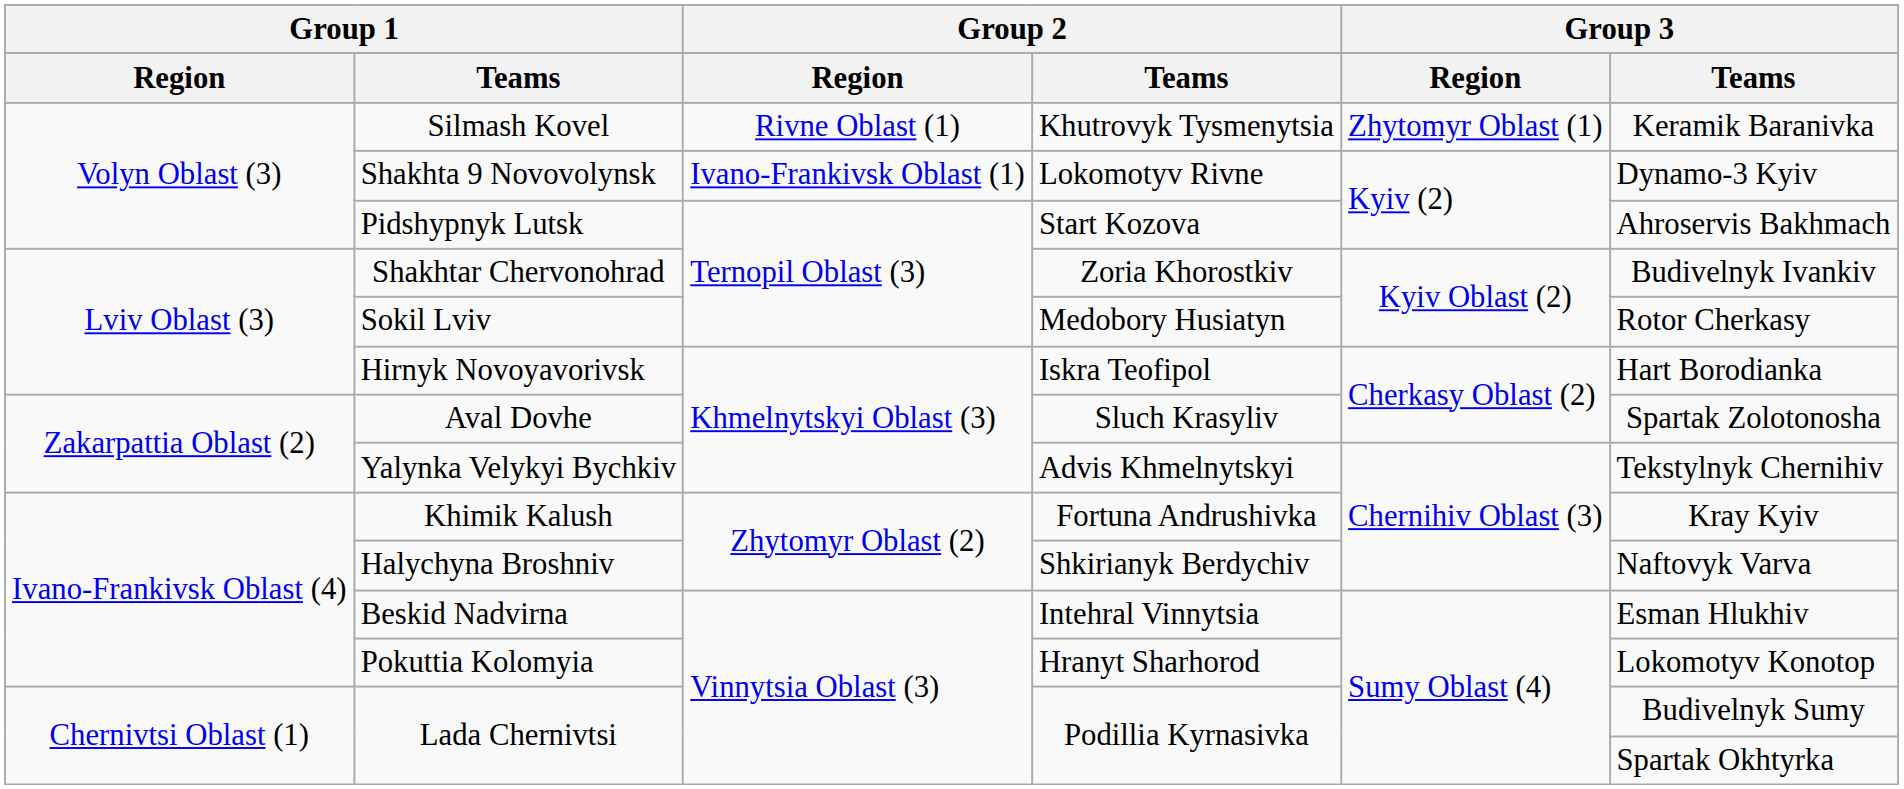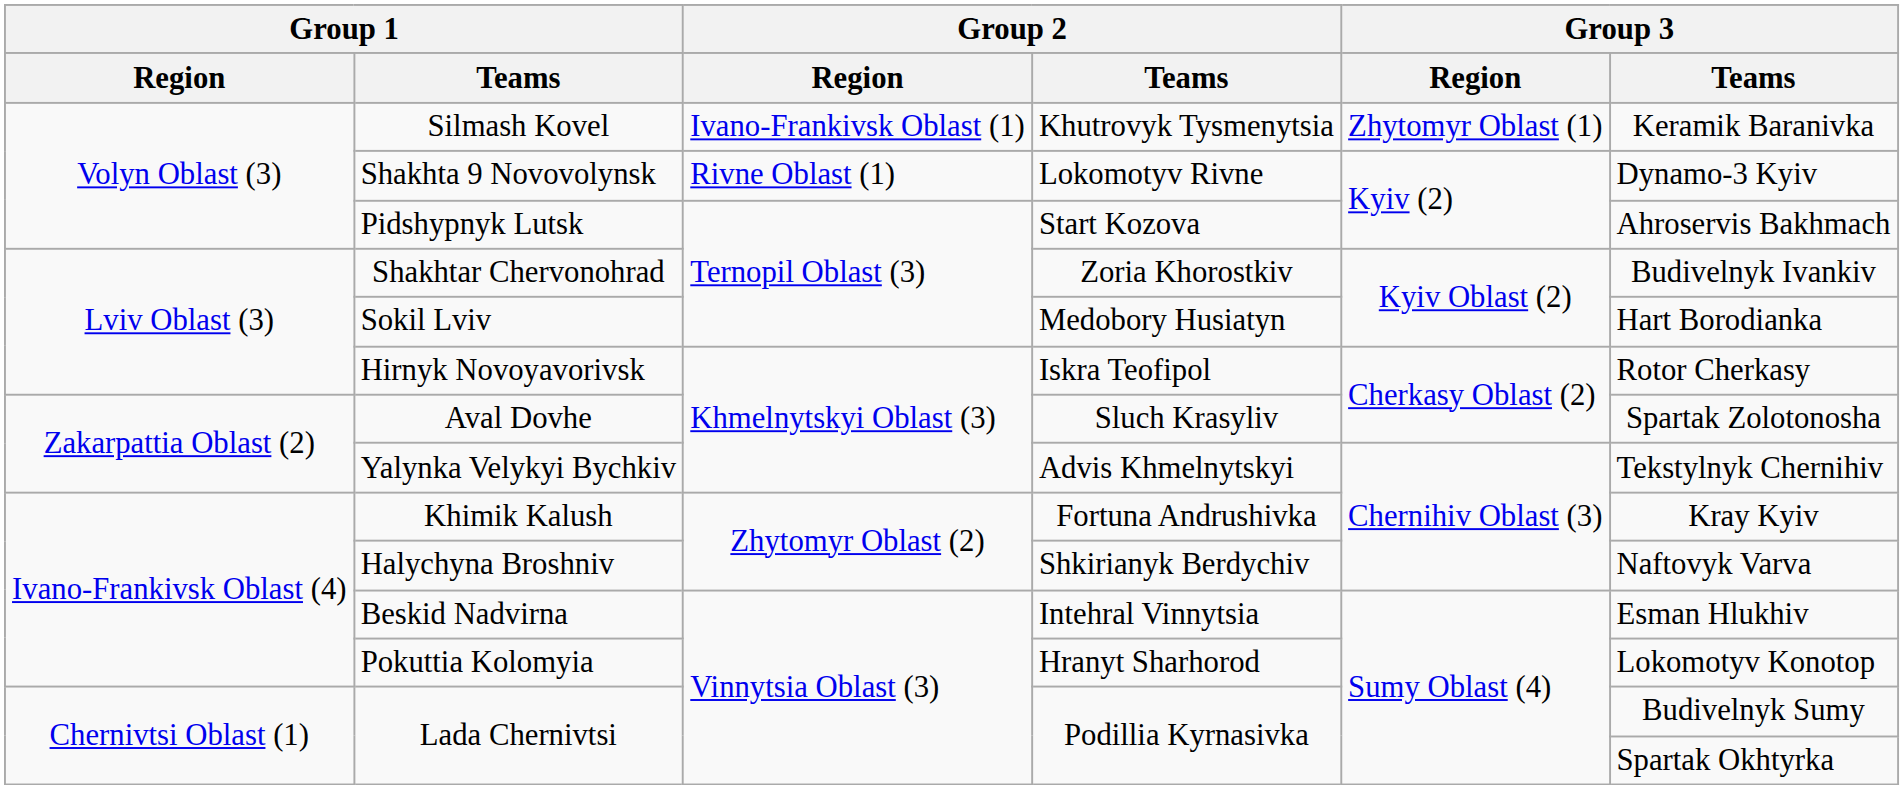(857, 126) Rivne Oblast (1) -> (857, 126) Ivano-Frankivsk Oblast (1)
(857, 175) Ivano-Frankivsk Oblast (1) -> (793, 175) Rivne Oblast (1)
(1713, 321) Rotor Cherkasy -> (1719, 321) Hart Borodianka
(1719, 369) Hart Borodianka -> (1713, 369) Rotor Cherkasy
